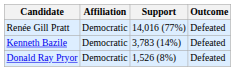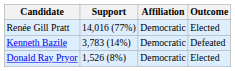columns swapped: (105, 12) <-> (159, 12)
(208, 27) Defeated -> (205, 27) Elected
(208, 58) Defeated -> (205, 58) Elected
